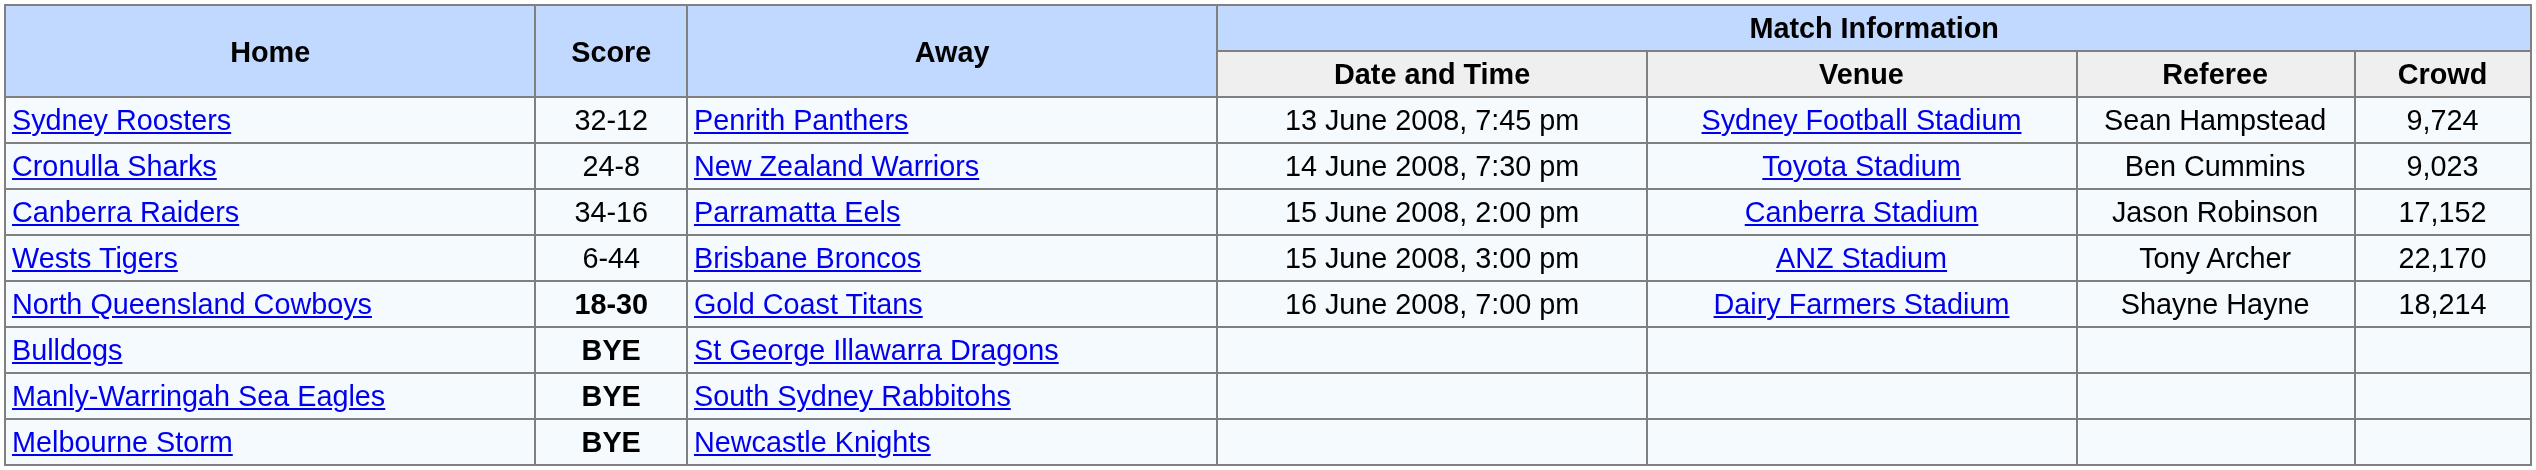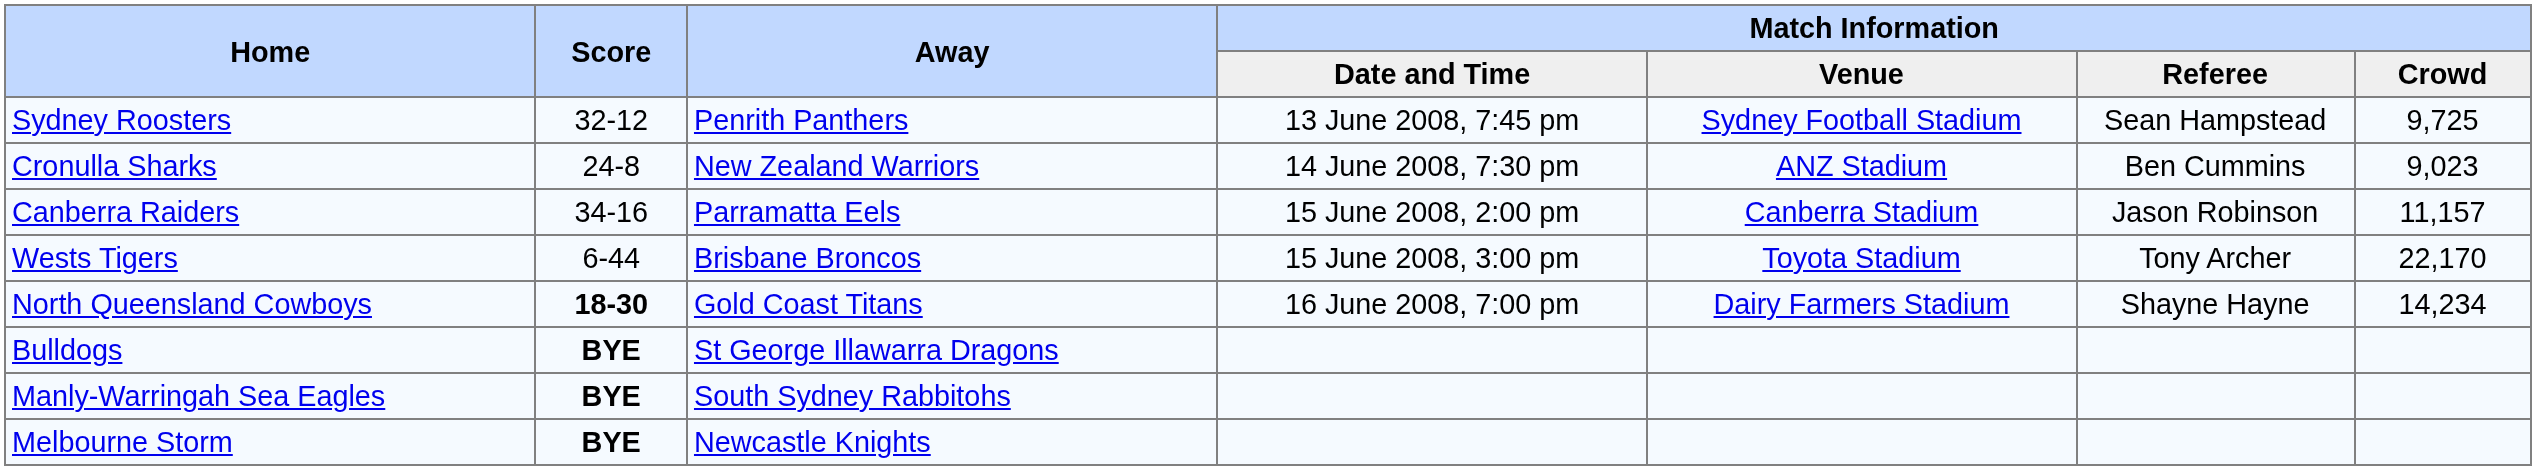(2443, 120) 9,724 -> (2443, 120) 9,725
(1862, 166) Toyota Stadium -> (1862, 166) ANZ Stadium
(2443, 212) 17,152 -> (2443, 212) 11,157
(1862, 258) ANZ Stadium -> (1862, 258) Toyota Stadium
(2443, 304) 18,214 -> (2443, 304) 14,234
